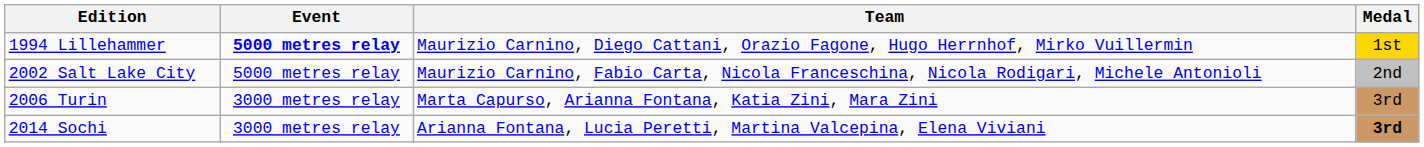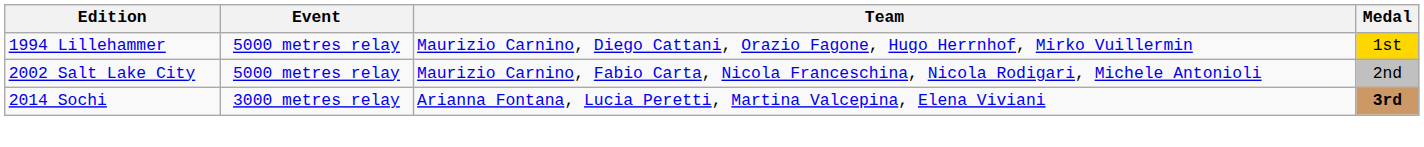(316, 46) bold -> (316, 46) normal
- row: (58, 101)
